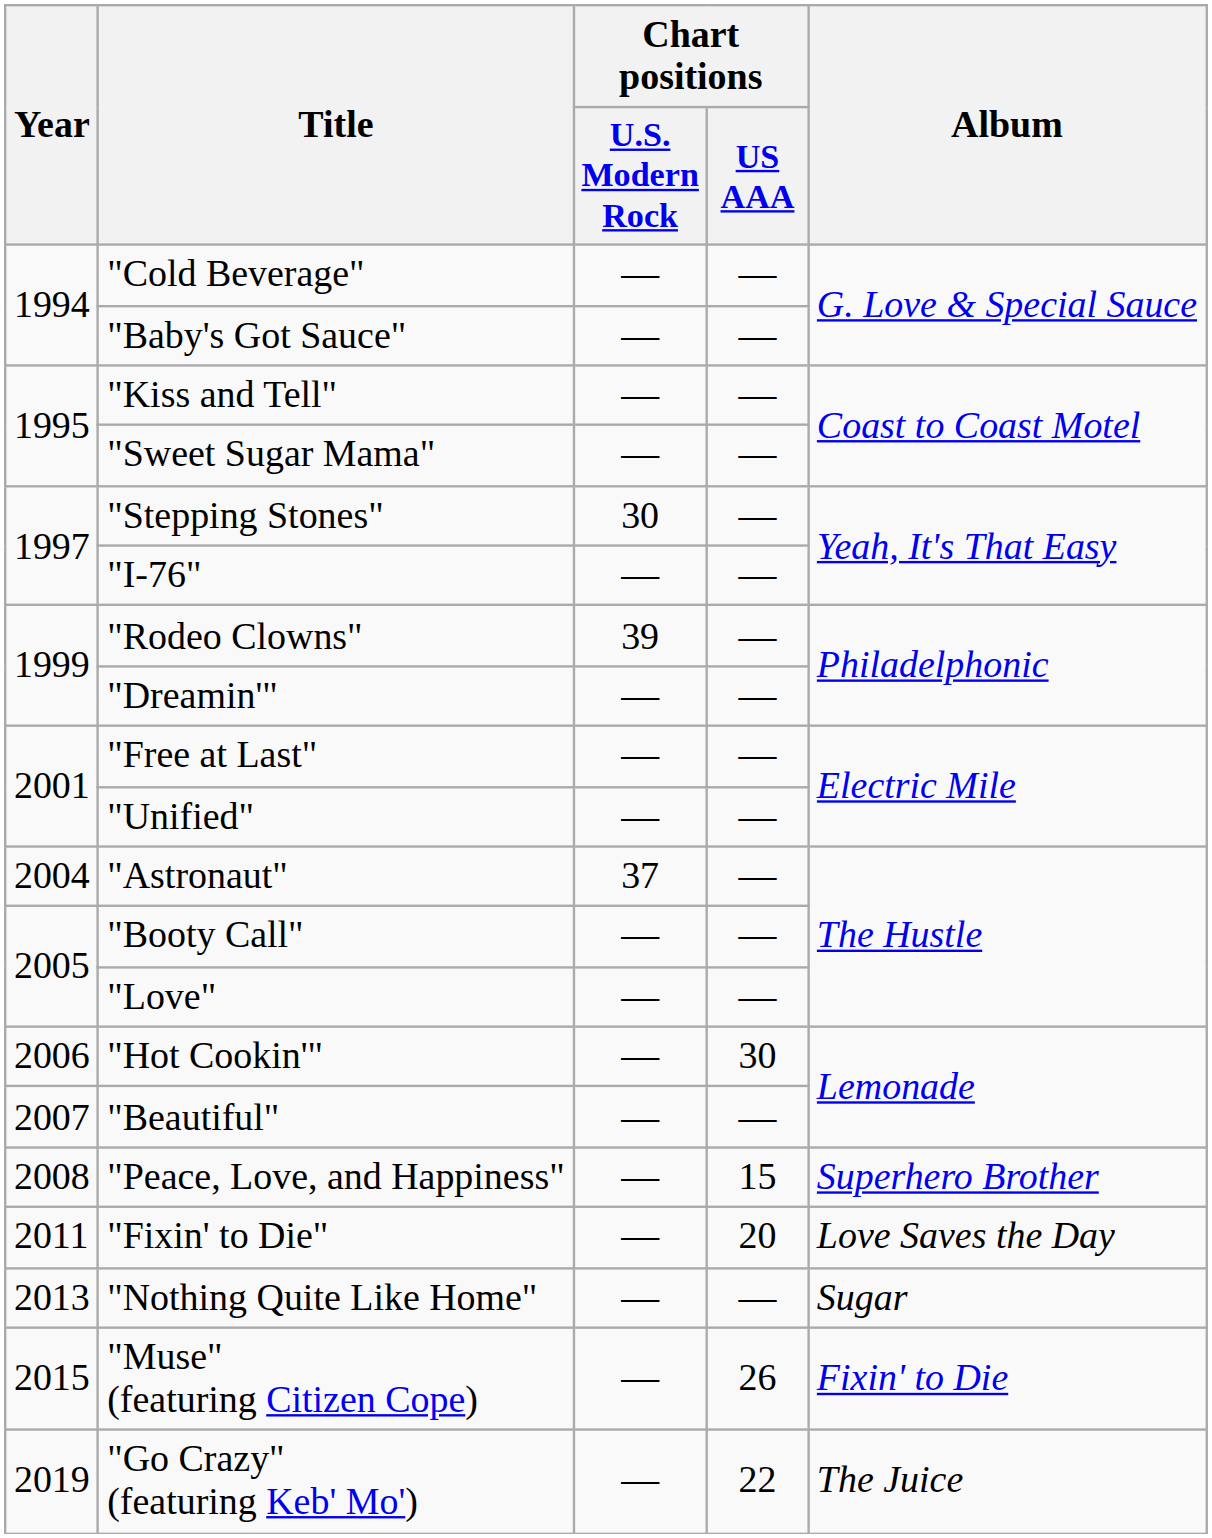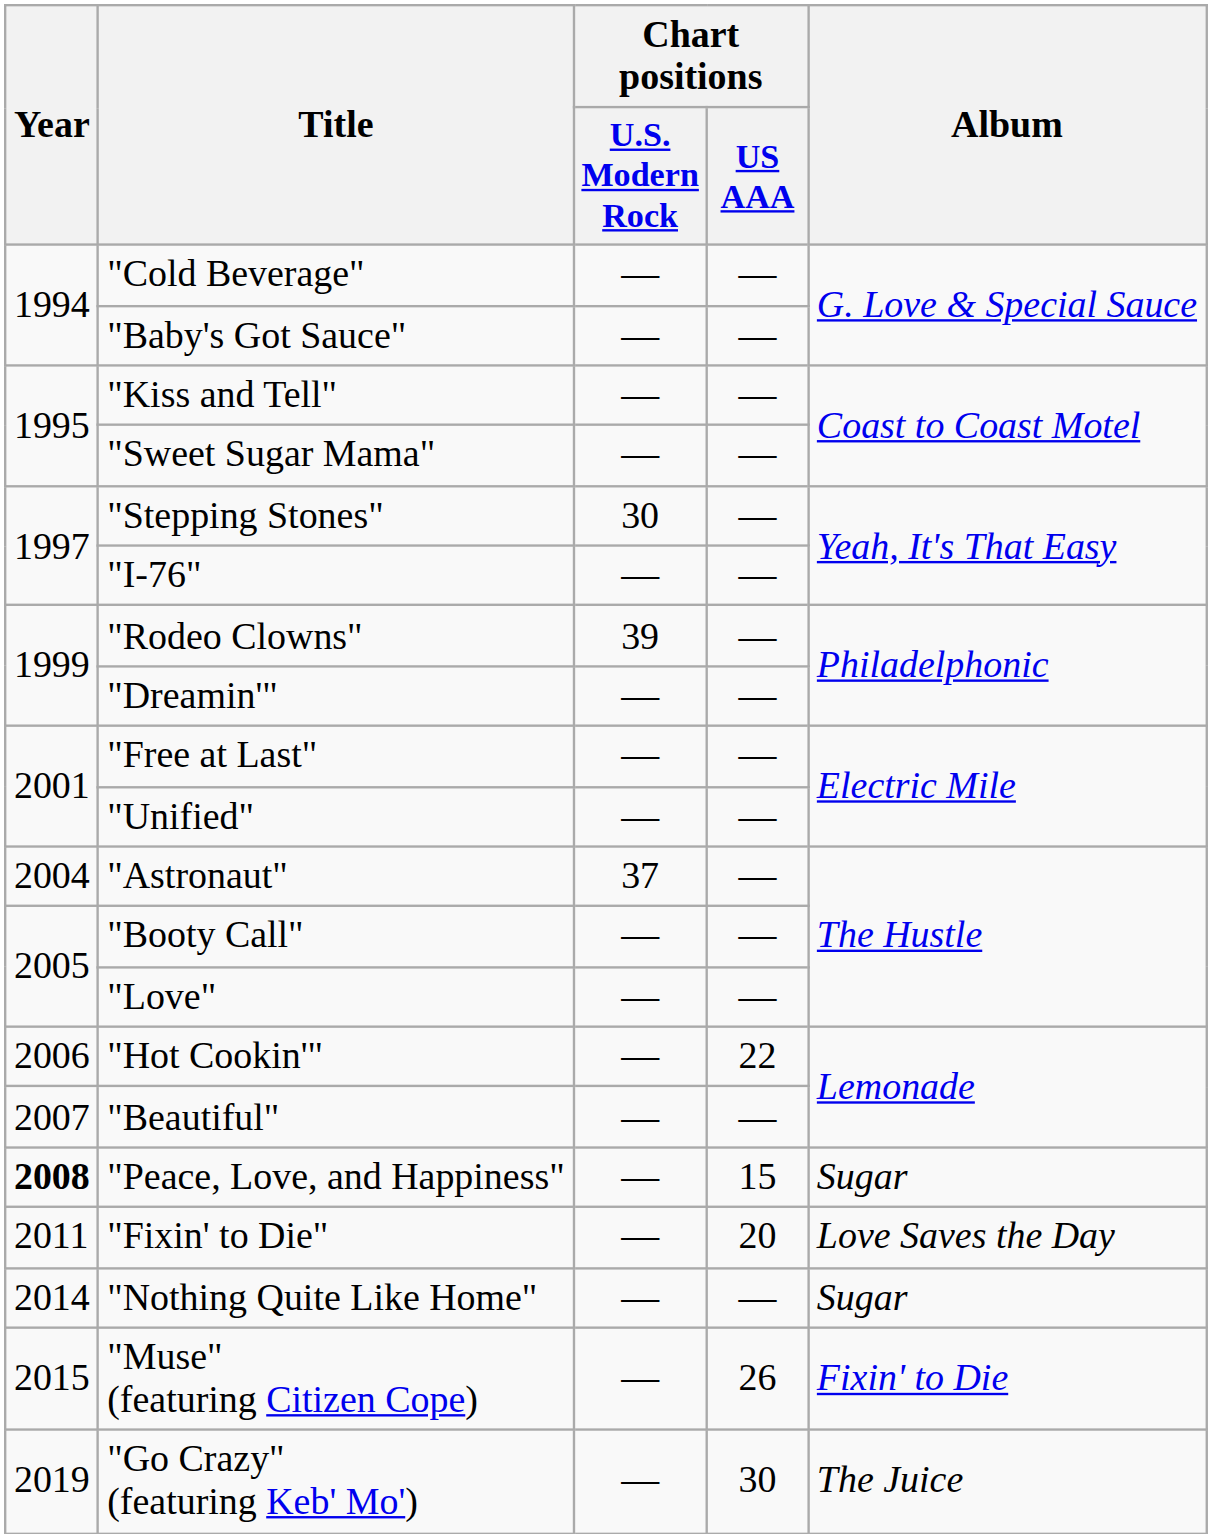(757, 1056) 30 -> (757, 1056) 22
(52, 1176) normal -> (52, 1176) bold
(958, 1176) Superhero Brother -> (862, 1176) Sugar
(52, 1296) 2013 -> (52, 1296) 2014
(757, 1480) 22 -> (757, 1480) 30
